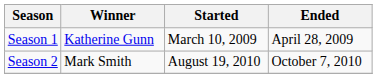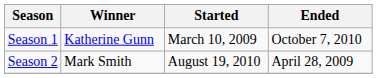(312, 39) April 28, 2009 -> (317, 39) October 7, 2010
(317, 62) October 7, 2010 -> (312, 62) April 28, 2009
